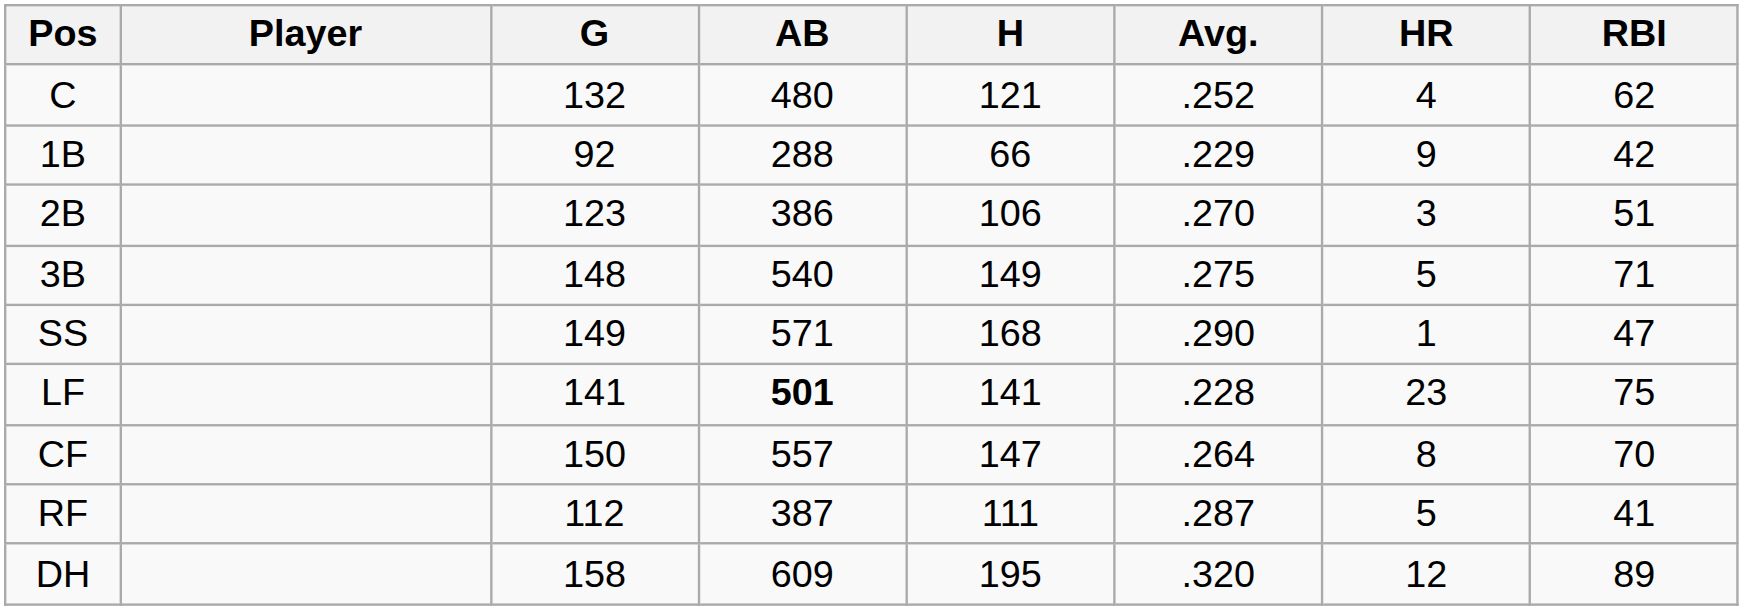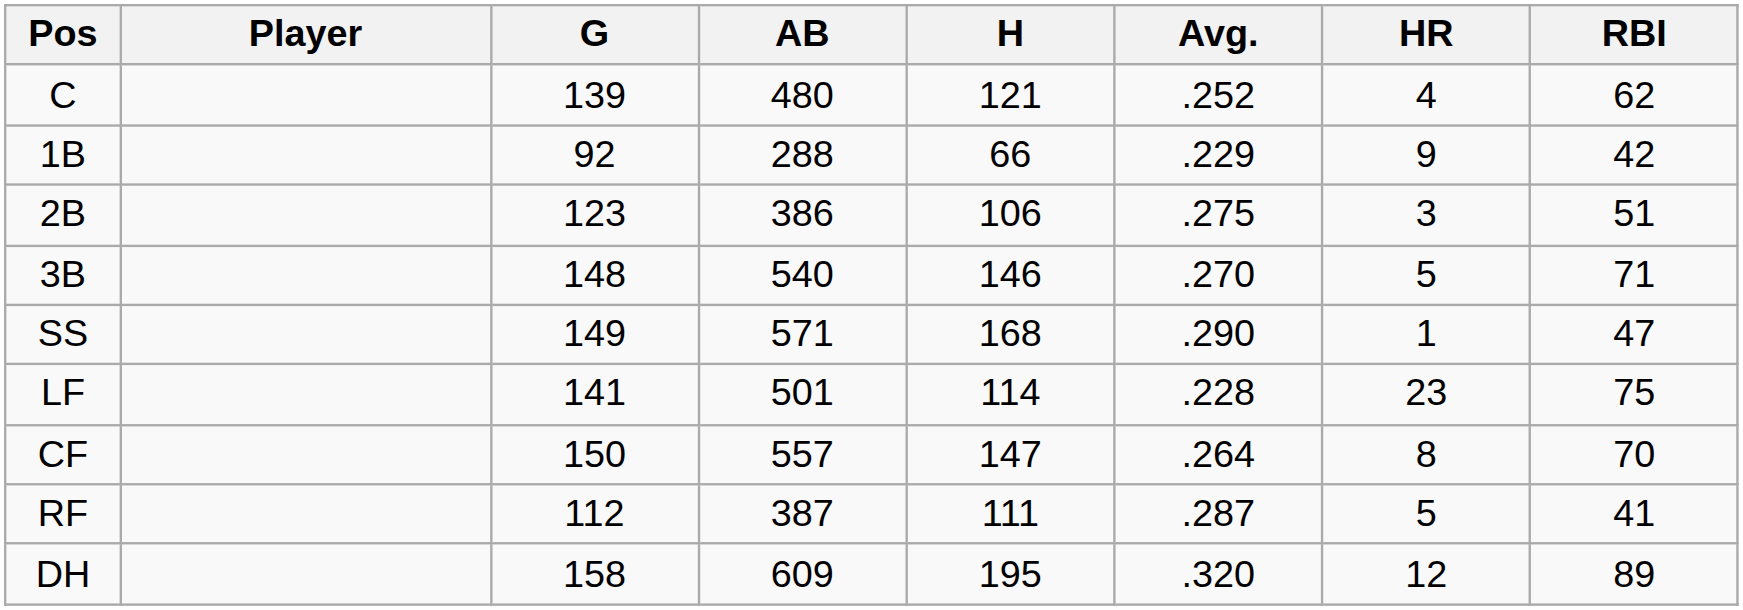(594, 94) 132 -> (594, 94) 139
(1218, 214) .270 -> (1218, 214) .275
(1010, 273) 149 -> (1010, 273) 146
(1218, 273) .275 -> (1218, 273) .270
(802, 393) bold -> (802, 393) normal
(1010, 393) 141 -> (1010, 393) 114
